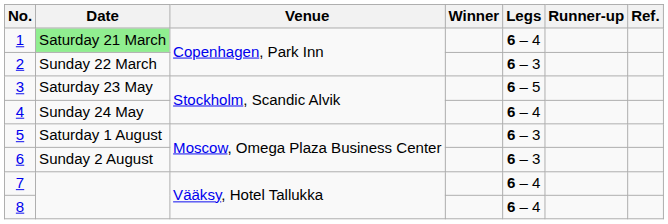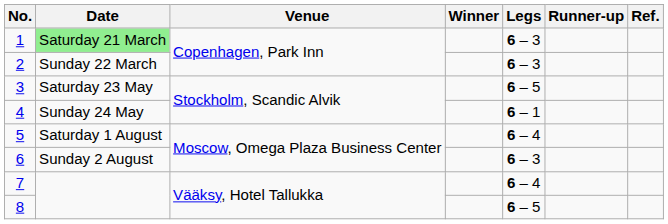(524, 40) 6 – 4 -> (524, 40) 6 – 3
(524, 111) 6 – 4 -> (524, 111) 6 – 1
(524, 135) 6 – 3 -> (524, 135) 6 – 4
(524, 207) 6 – 4 -> (524, 207) 6 – 5
